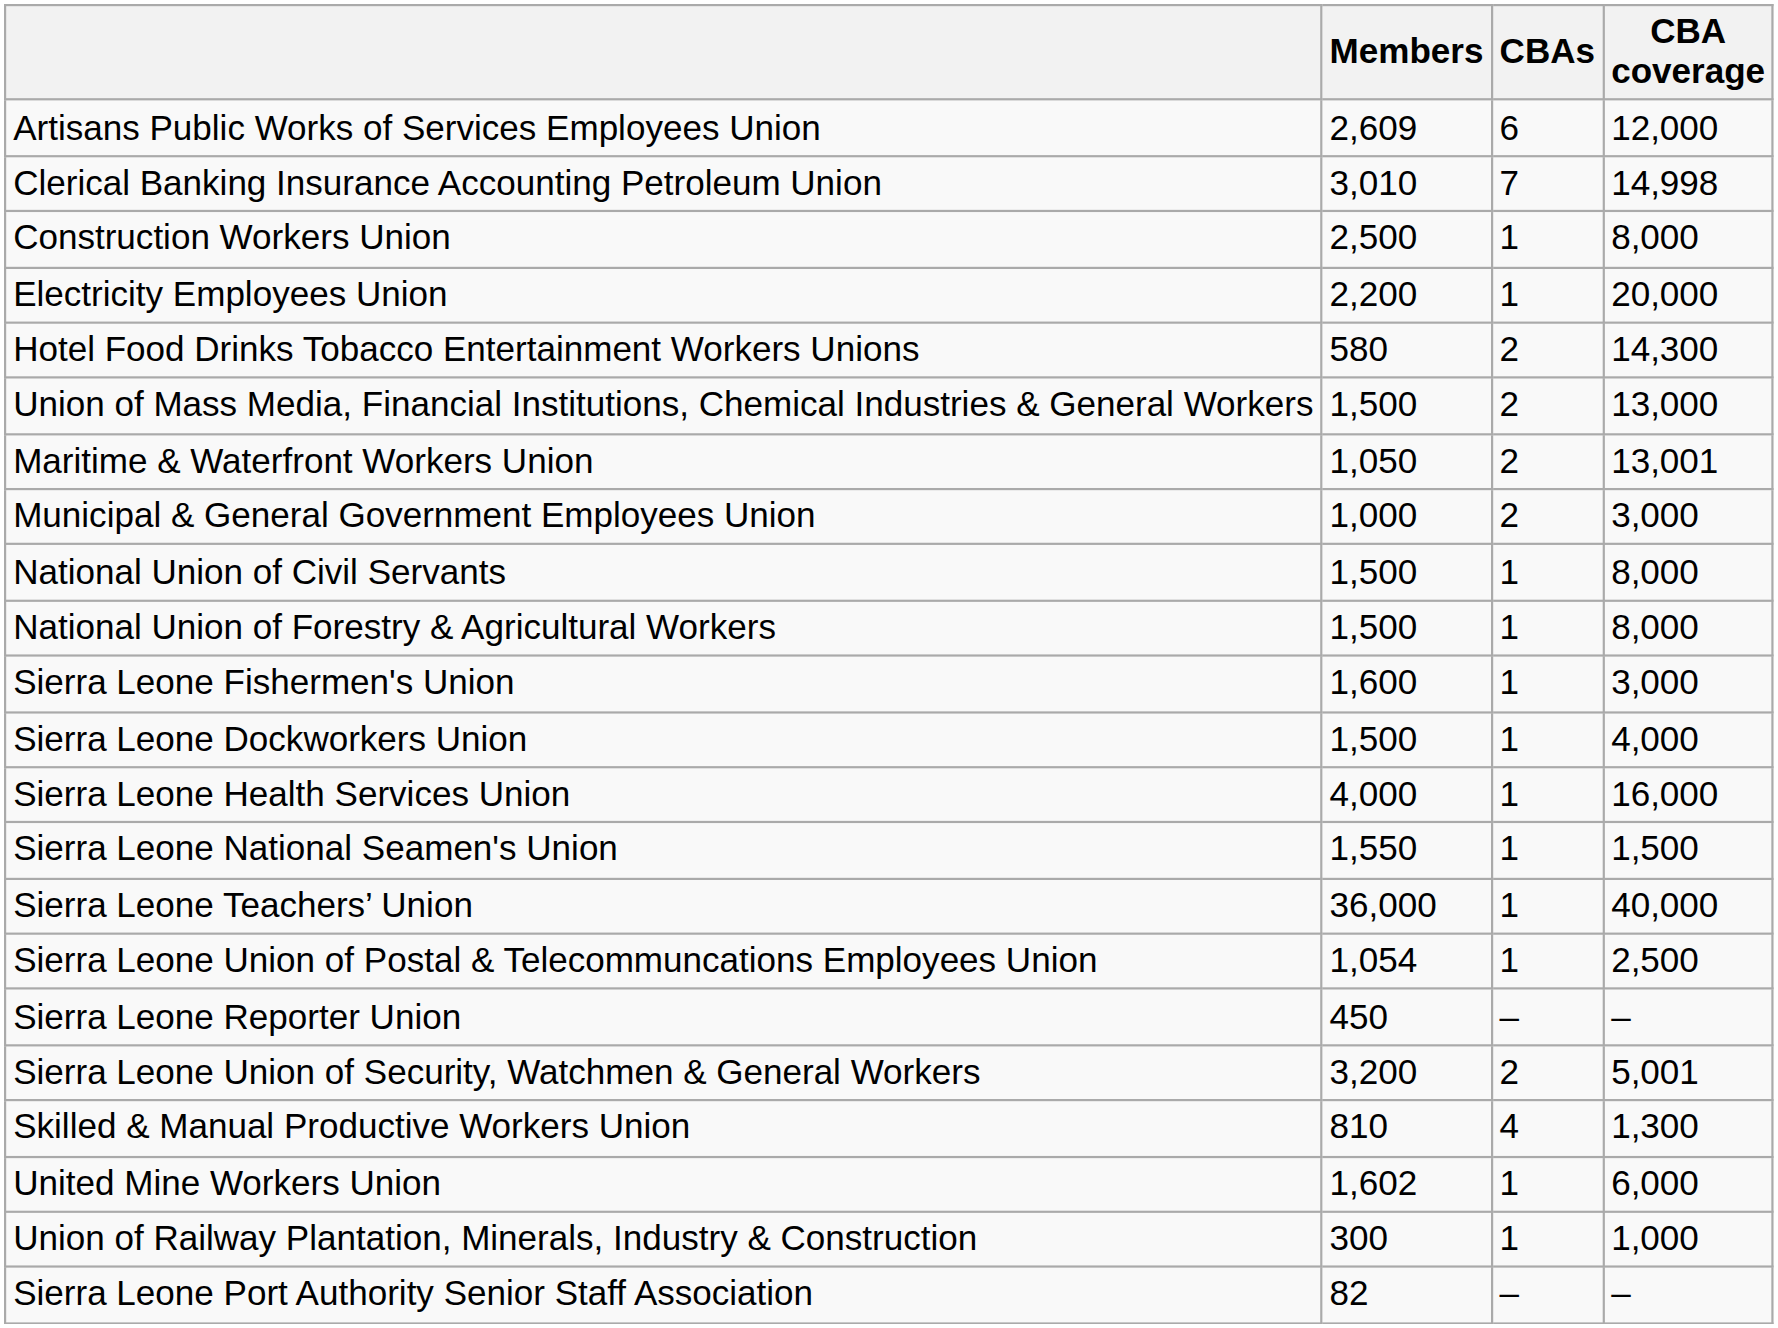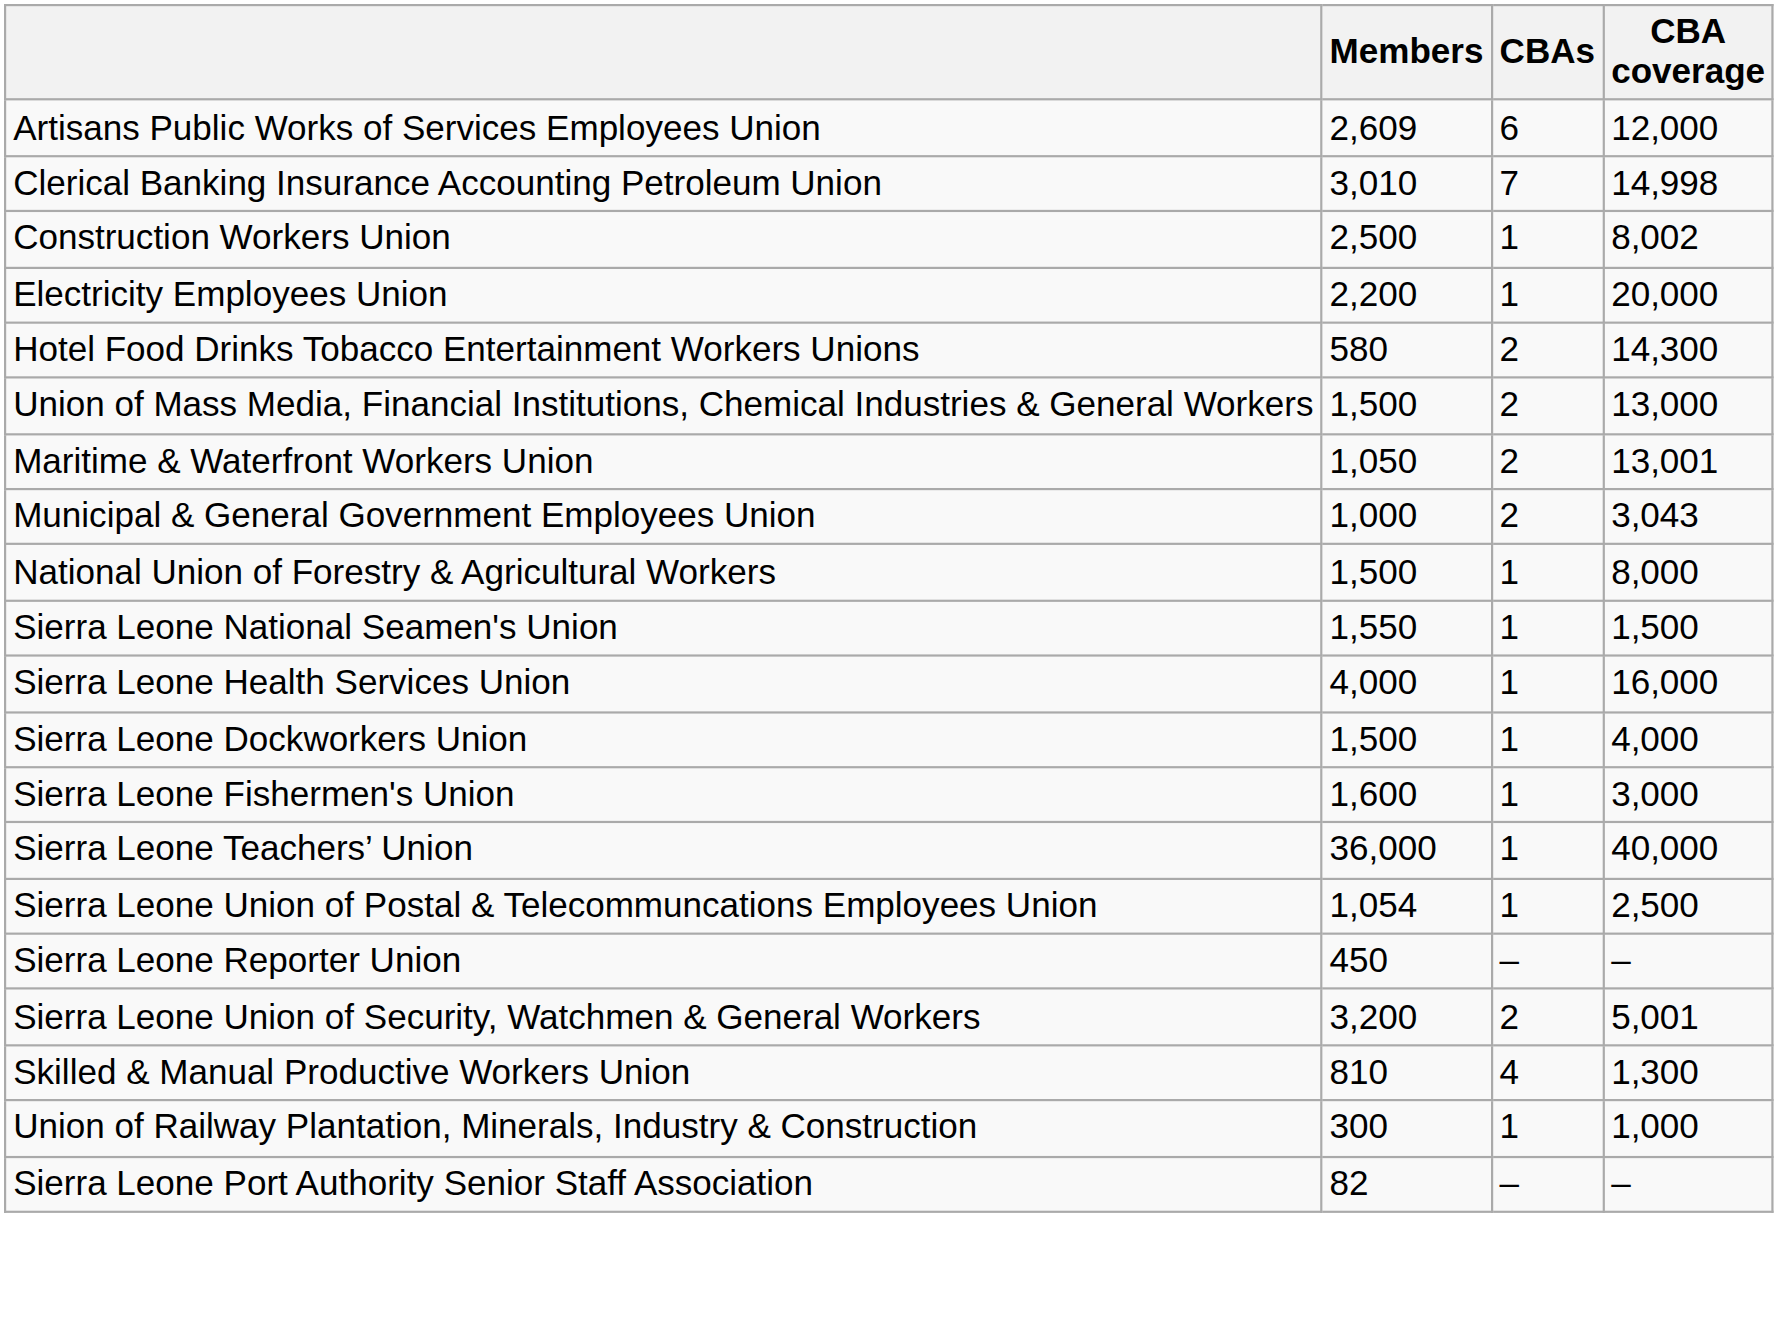(1655, 238) 8,000 -> (1655, 238) 8,002
(1655, 516) 3,000 -> (1655, 516) 3,043
- row: (260, 571)
rows swapped: (264, 682) <-> (316, 849)
rows swapped: (270, 738) <-> (292, 794)
- row: (227, 1183)
